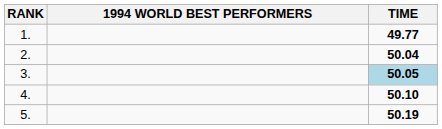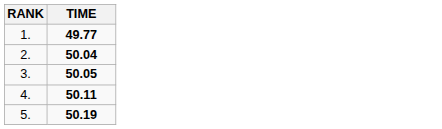- column: (208, 14)
(403, 74) lightblue background -> (81, 74) no background
(403, 94) 50.10 -> (81, 94) 50.11
